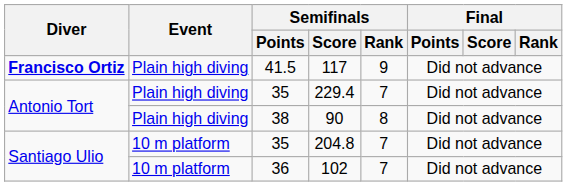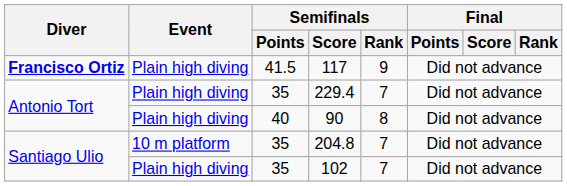(280, 119) 38 -> (280, 119) 40
(181, 169) 10 m platform -> (190, 169) Plain high diving
(280, 169) 36 -> (280, 169) 35
